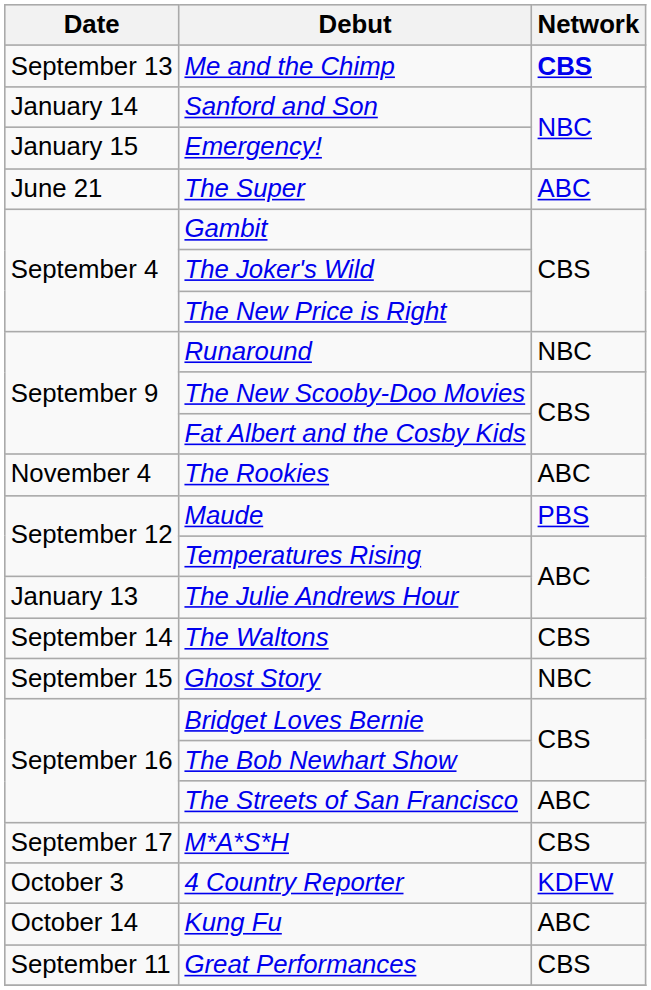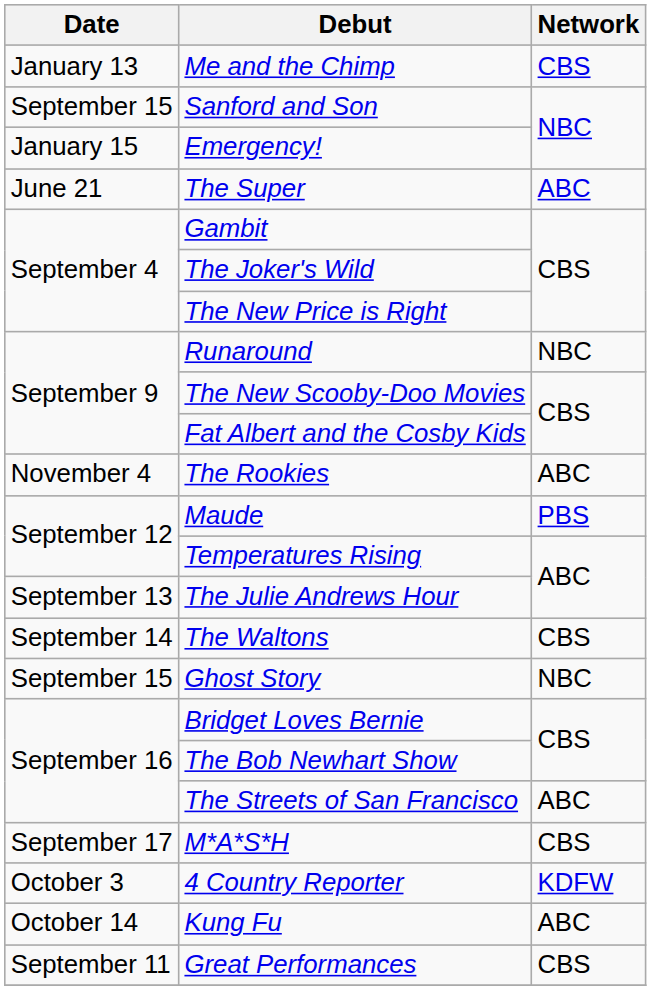(92, 65) September 13 -> (74, 65) January 13
(565, 65) bold -> (564, 65) normal
(74, 106) January 14 -> (92, 106) September 15
(74, 596) January 13 -> (92, 596) September 13
